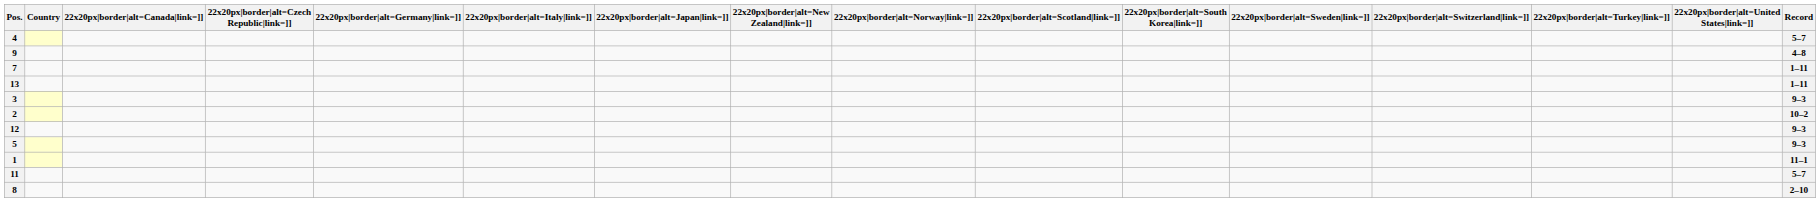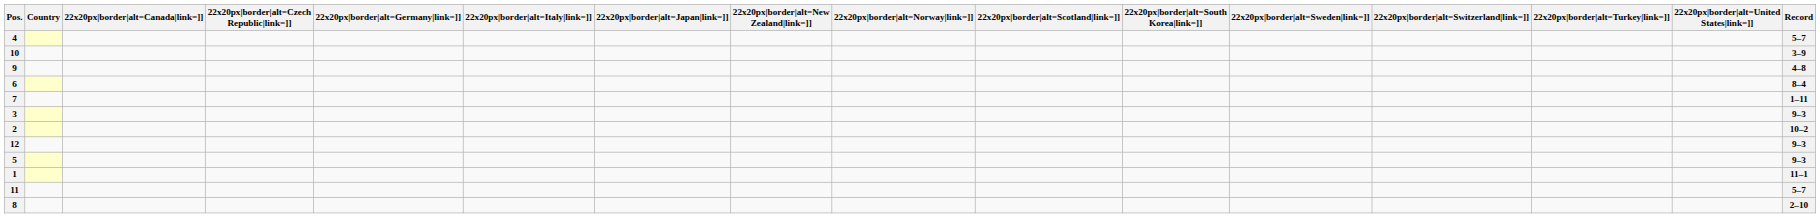+ row: (15, 53)
+ row: (15, 84)
- row: (15, 84)
